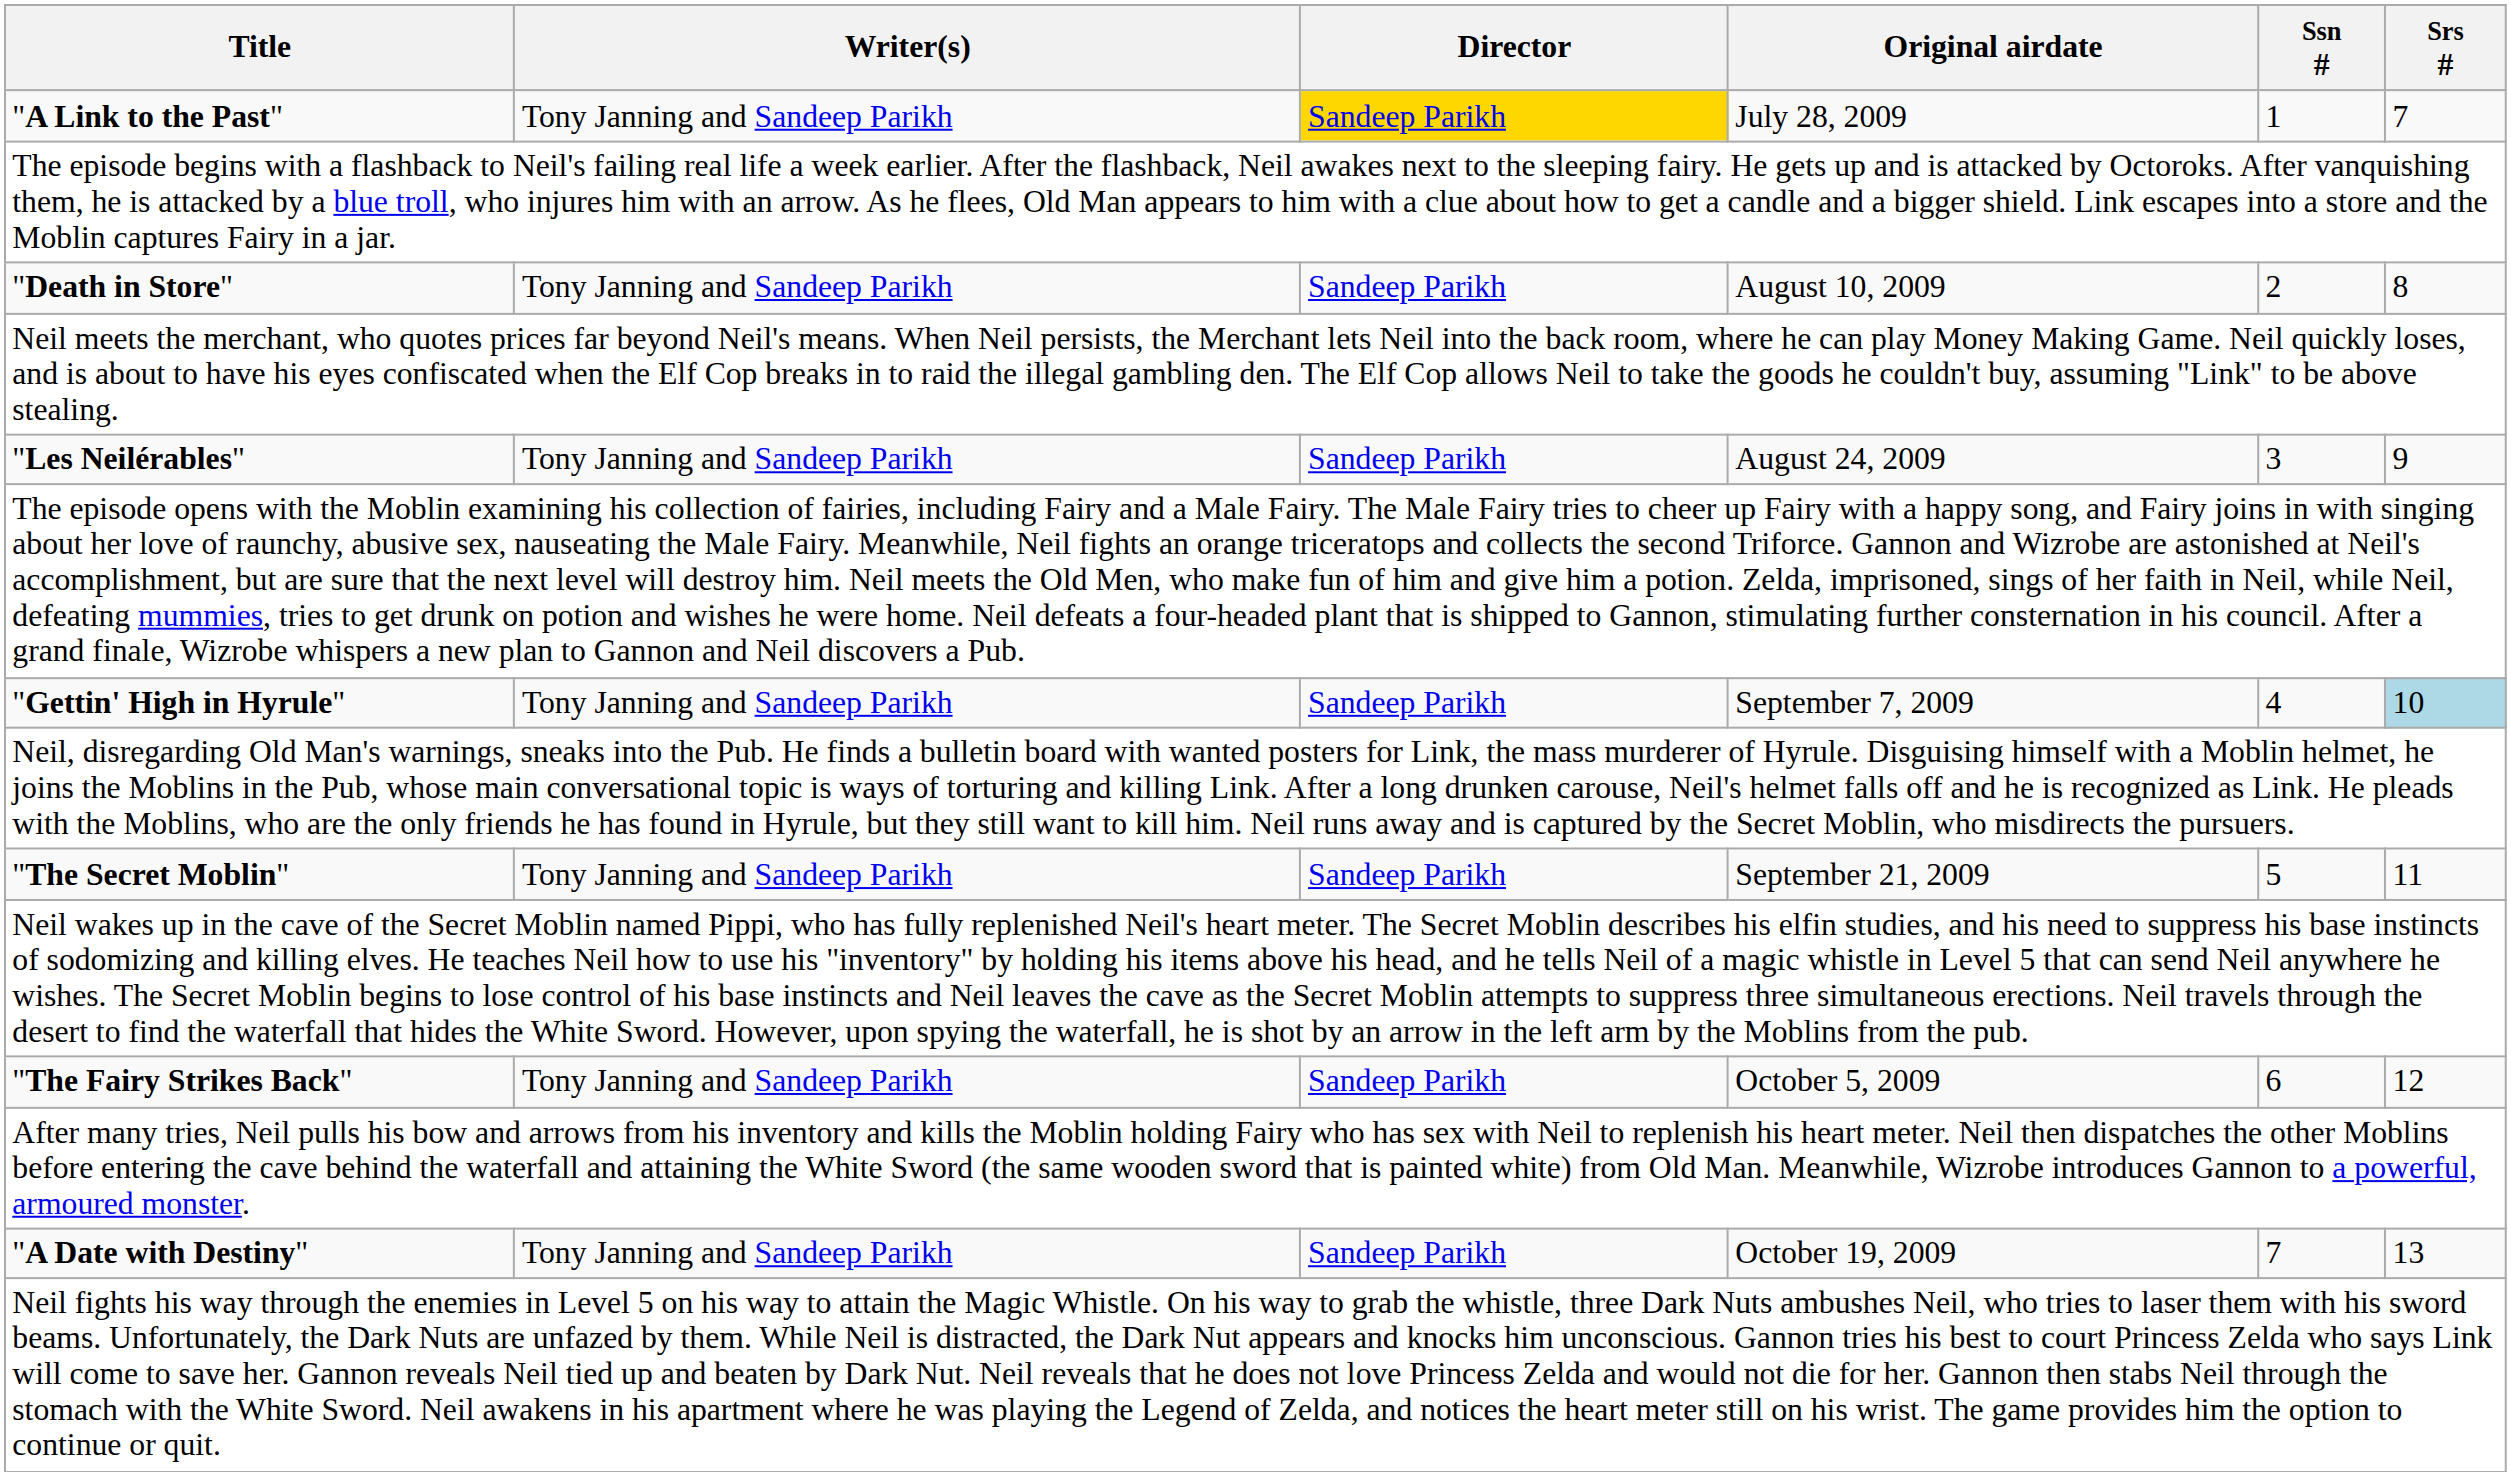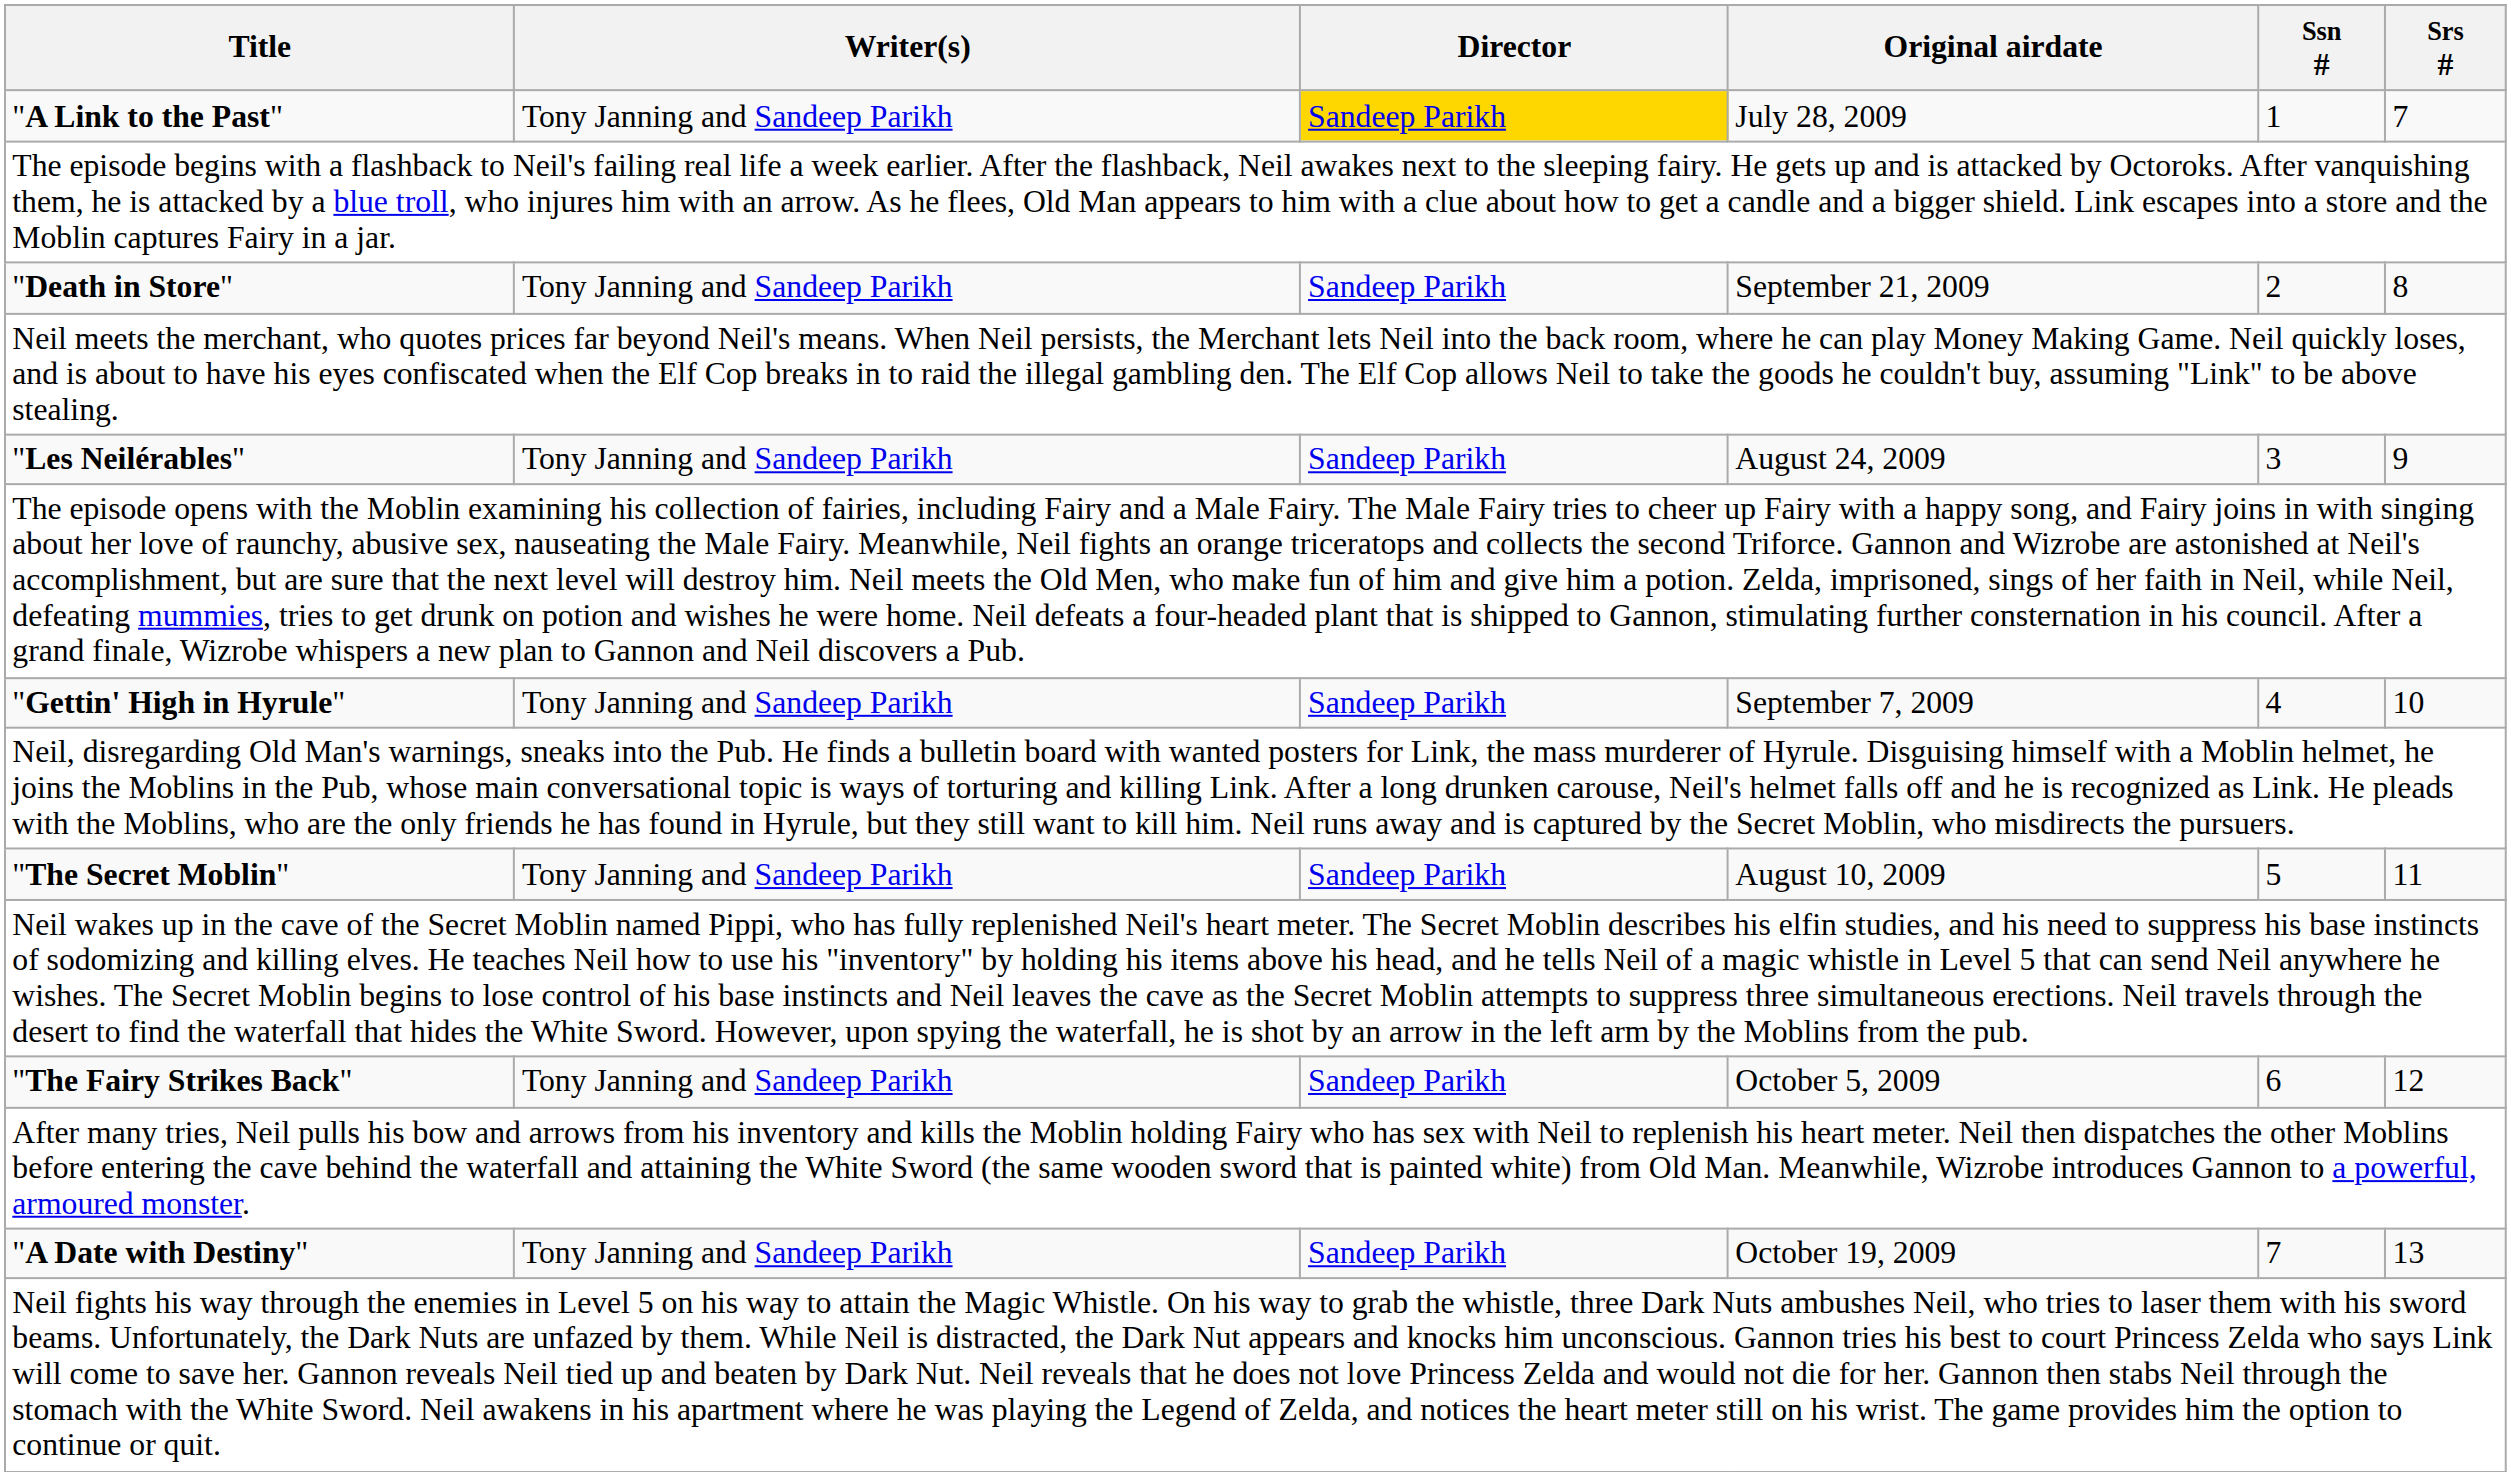(1840, 287) August 10, 2009 -> (1862, 287) September 21, 2009
(2408, 702) lightblue background -> (2408, 702) no background
(1862, 873) September 21, 2009 -> (1840, 873) August 10, 2009
